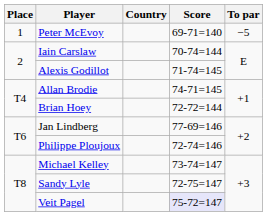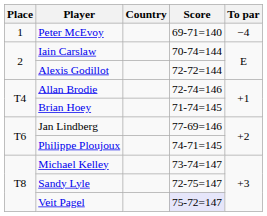(243, 32) −5 -> (243, 32) −4
(197, 70) 71-74=145 -> (197, 70) 72-72=144
(197, 89) 74-71=145 -> (197, 89) 72-74=146
(197, 108) 72-72=144 -> (197, 108) 71-74=145
(197, 145) 72-74=146 -> (197, 145) 74-71=145
